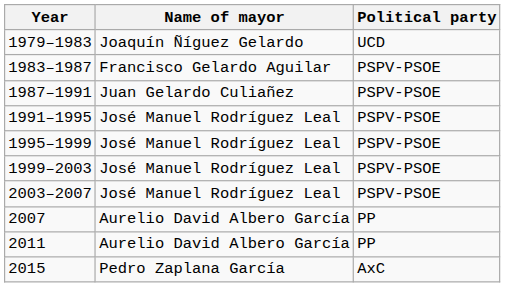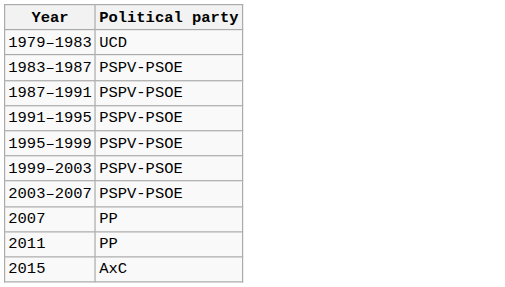- column: (225, 17)
